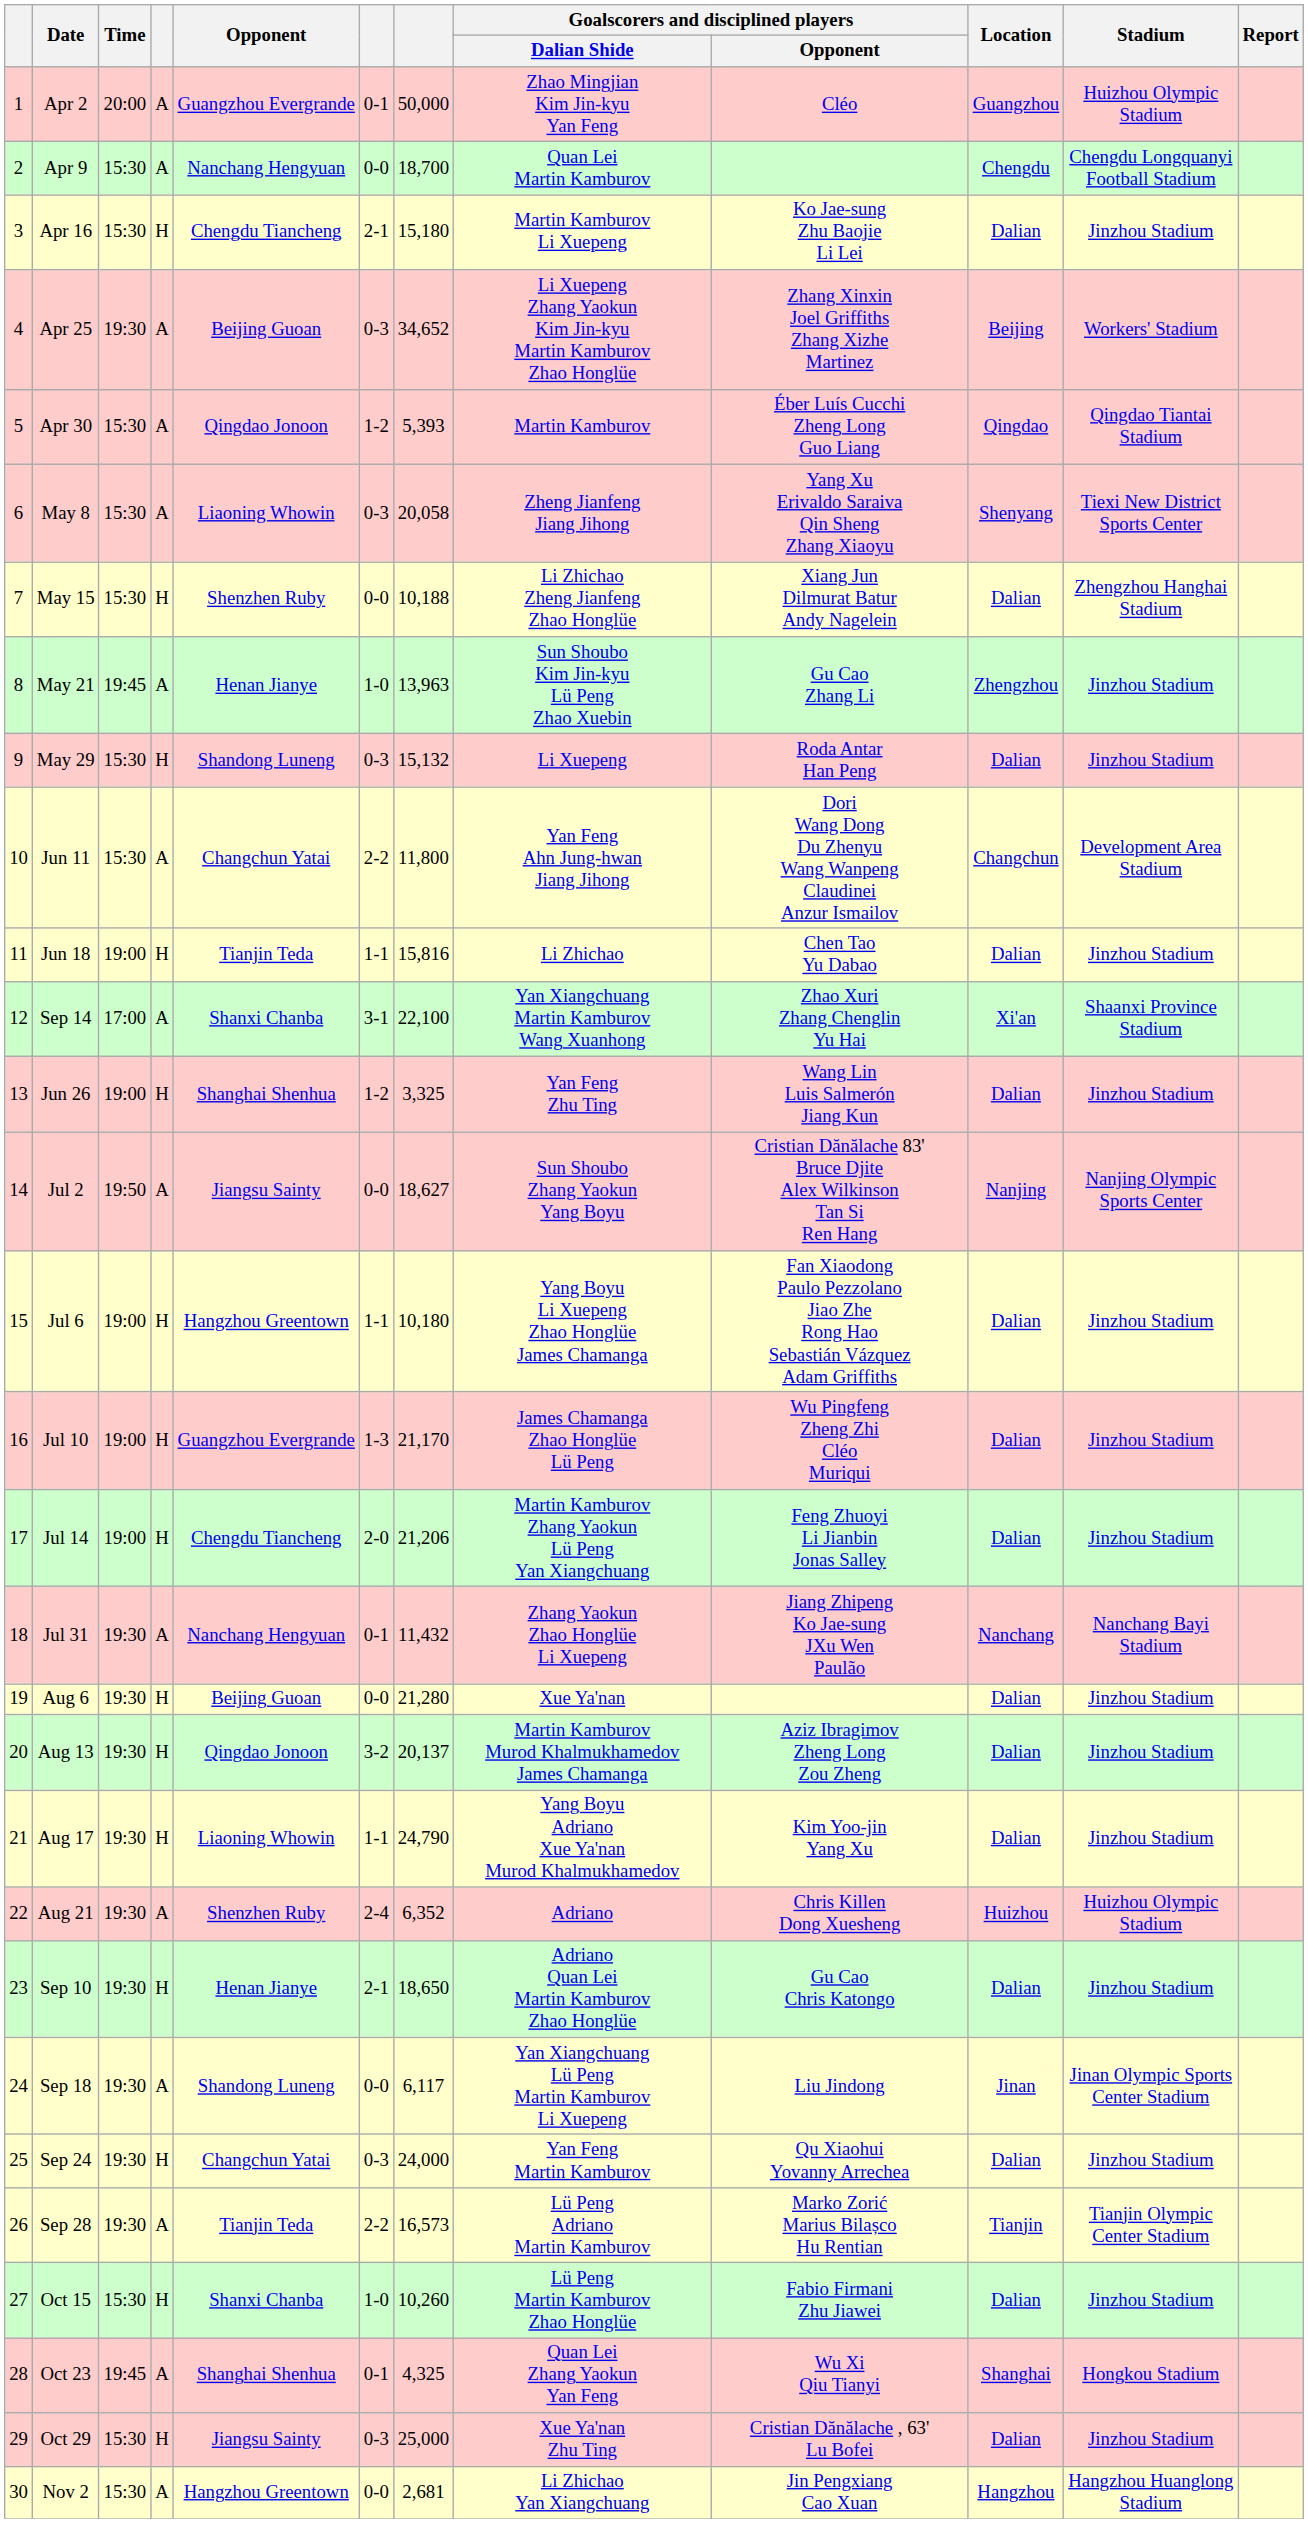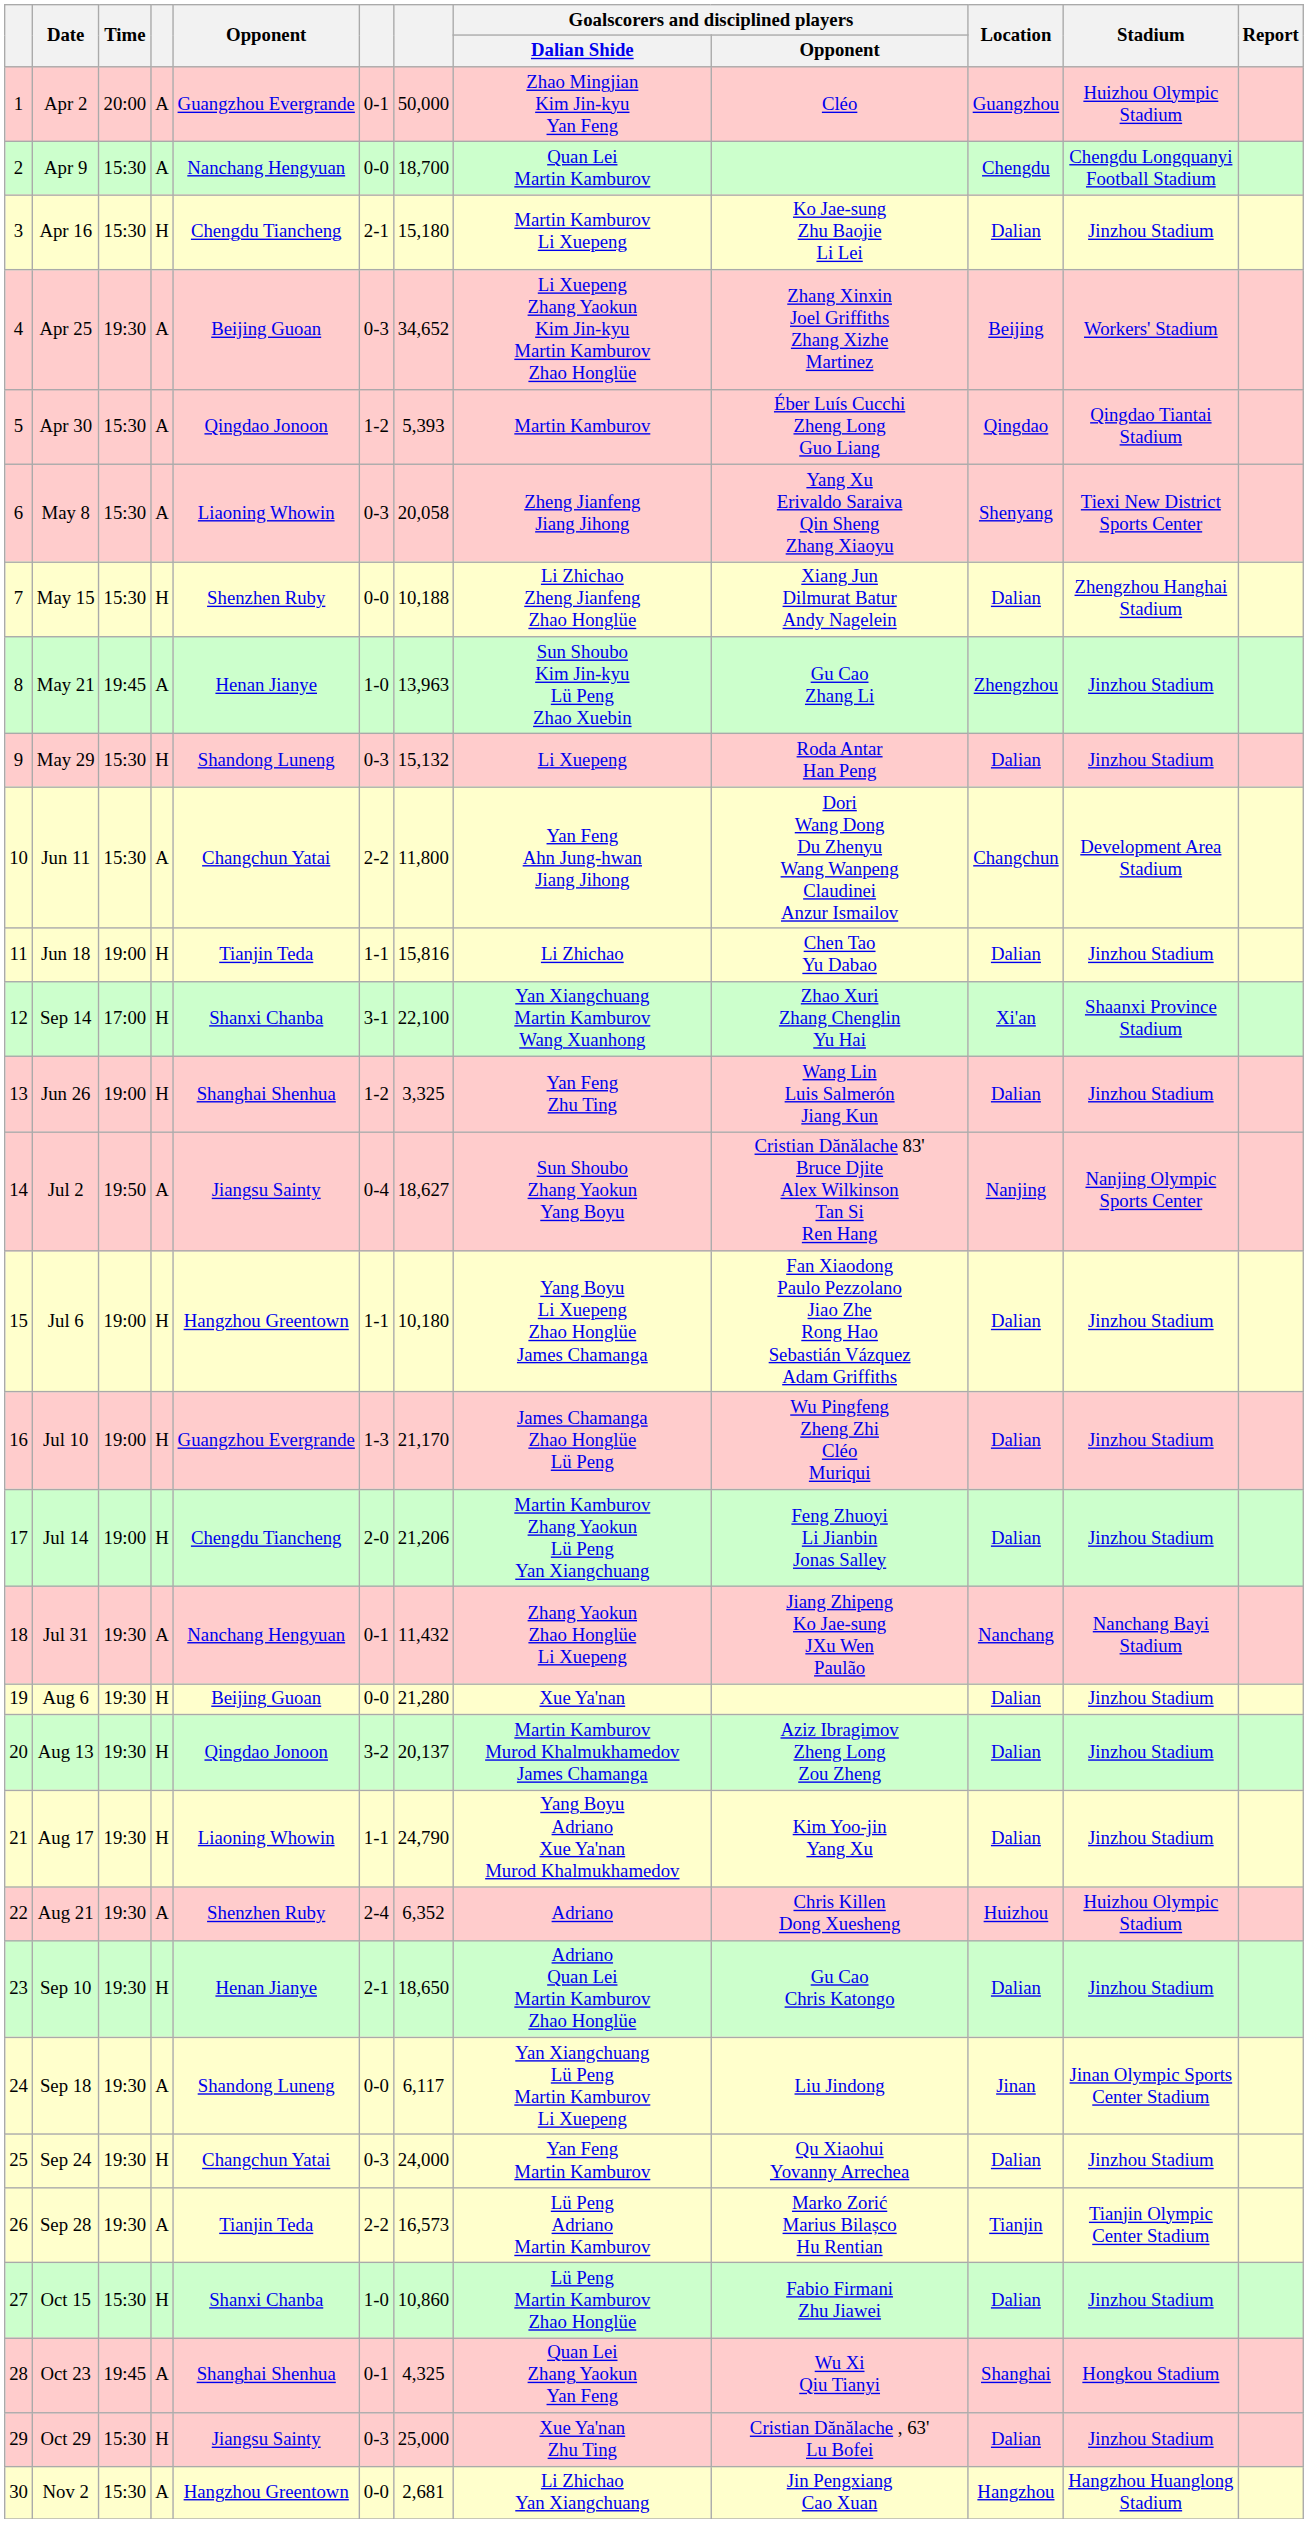(162, 1018) A -> (162, 1018) H
(376, 1190) 0-0 -> (376, 1190) 0-4
(423, 2299) 10,260 -> (423, 2299) 10,860
